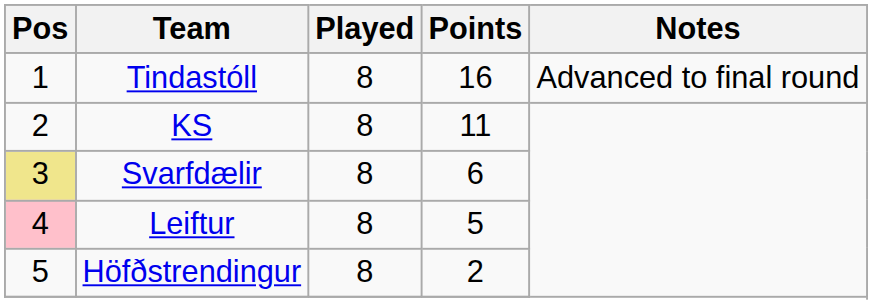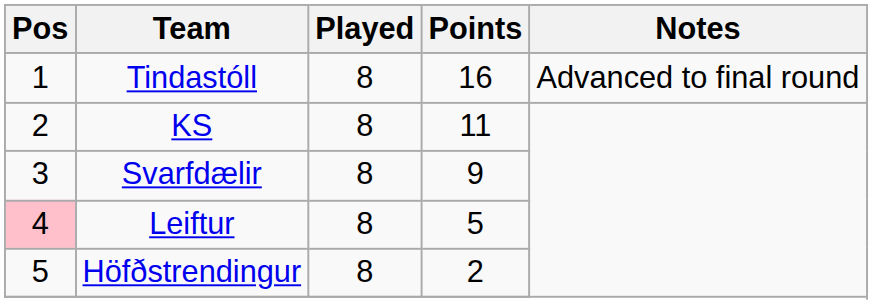(40, 175) khaki background -> (40, 175) no background
(475, 175) 6 -> (475, 175) 9
